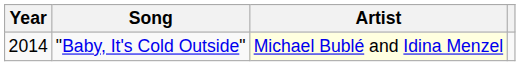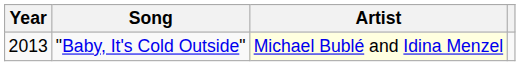(28, 46) 2014 -> (28, 46) 2013
